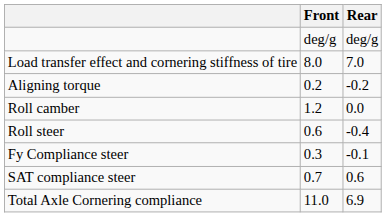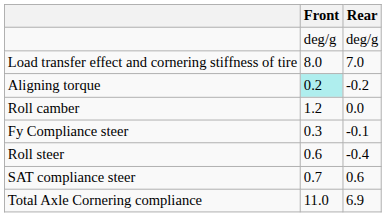(313, 85) no background -> (313, 85) paleturquoise background
rows swapped: (36, 131) <-> (68, 154)
